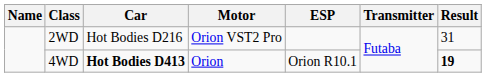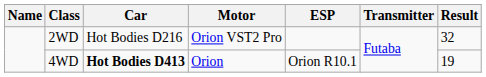(448, 38) 31 -> (448, 38) 32
(448, 60) bold -> (448, 60) normal
